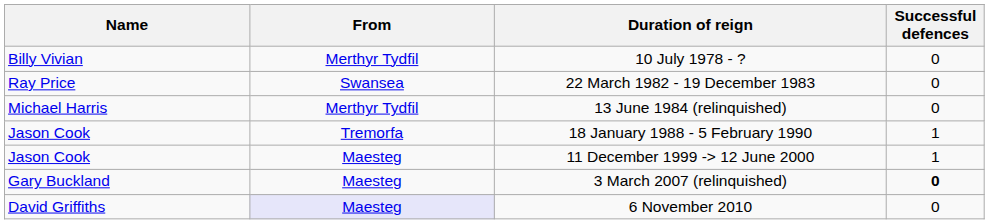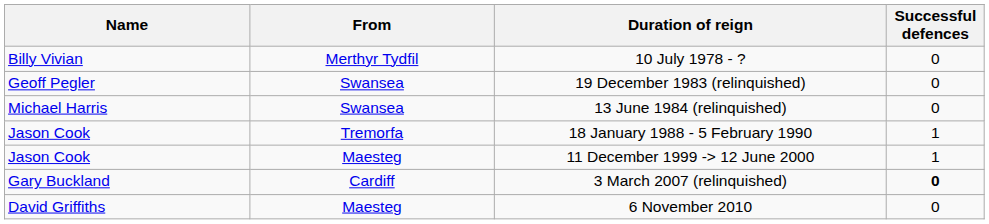- row: (690, 83)
+ row: (690, 83)
(372, 108) Merthyr Tydfil -> (372, 108) Swansea
(372, 181) Maesteg -> (372, 181) Cardiff
(372, 206) lavender background -> (372, 206) no background
